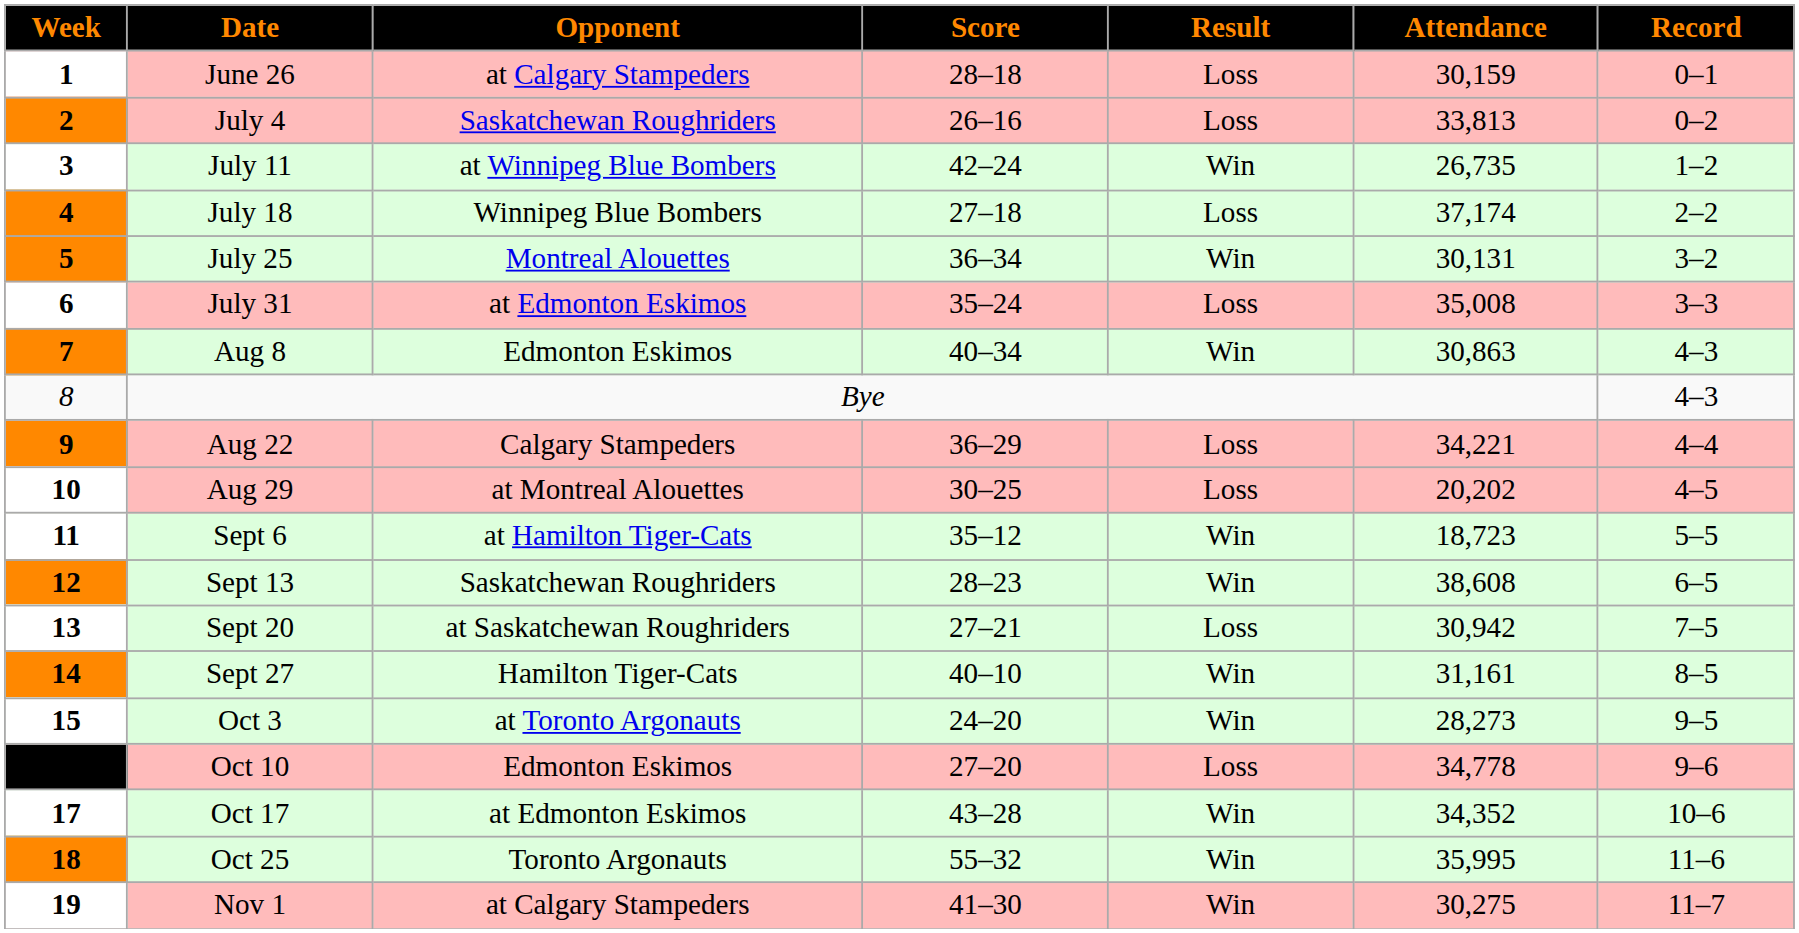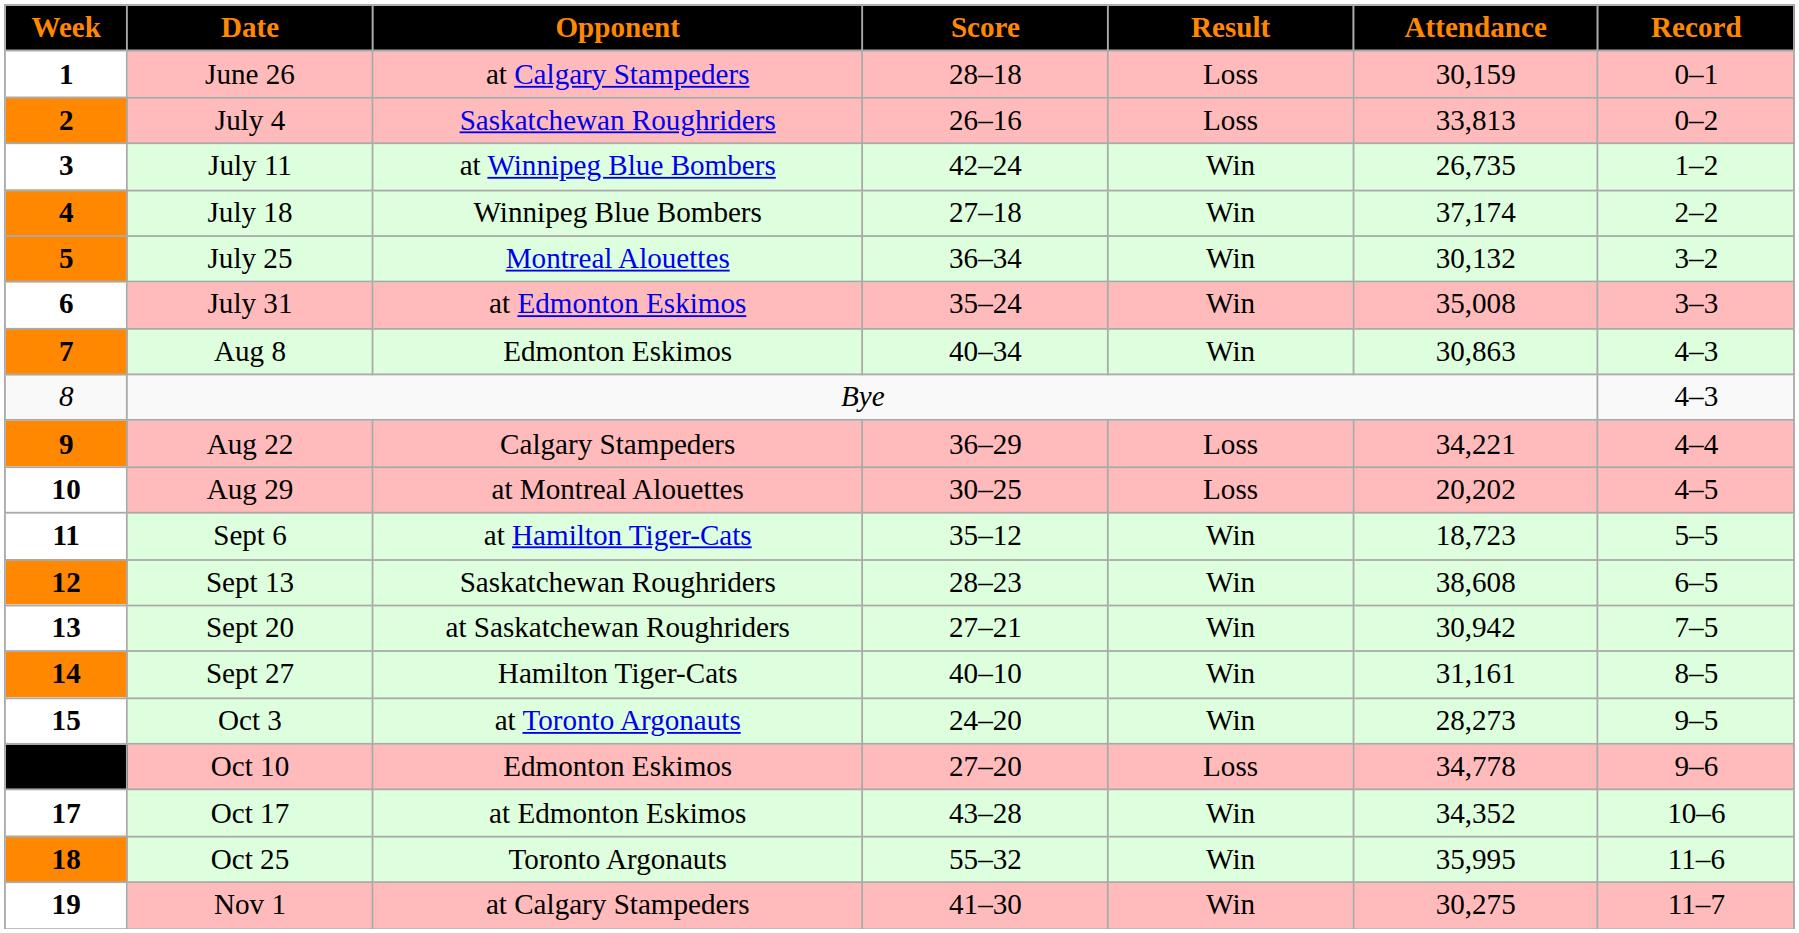(1231, 212) Loss -> (1231, 212) Win
(1476, 258) 30,131 -> (1476, 258) 30,132
(1231, 304) Loss -> (1231, 304) Win
(1231, 627) Loss -> (1231, 627) Win
